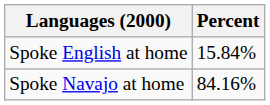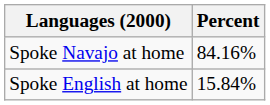rows swapped: (97, 84) <-> (98, 52)
